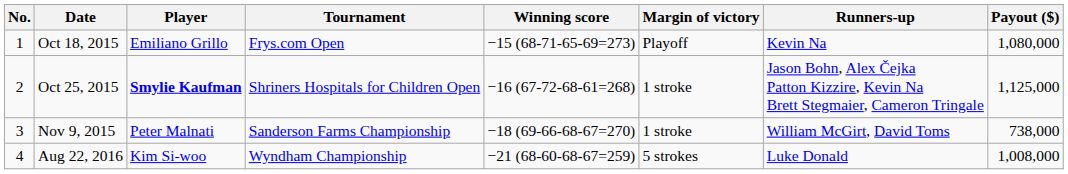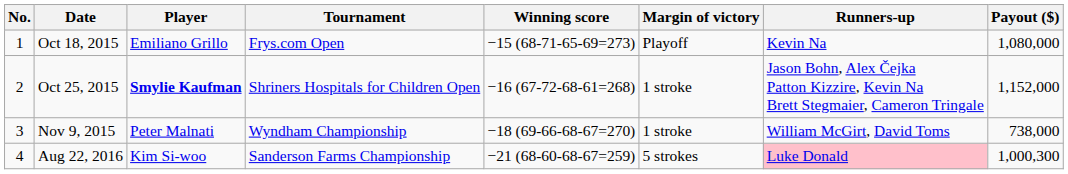(1028, 86) 1,125,000 -> (1028, 86) 1,152,000
(349, 130) Sanderson Farms Championship -> (328, 130) Wyndham Championship
(328, 156) Wyndham Championship -> (349, 156) Sanderson Farms Championship
(807, 156) no background -> (807, 156) pink background
(1028, 156) 1,008,000 -> (1028, 156) 1,000,300
